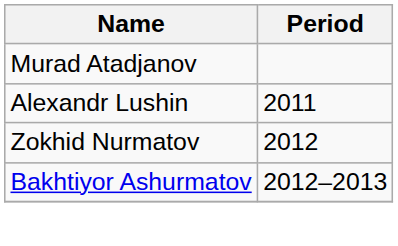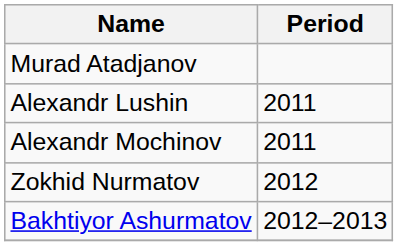+ row: (116, 142)
